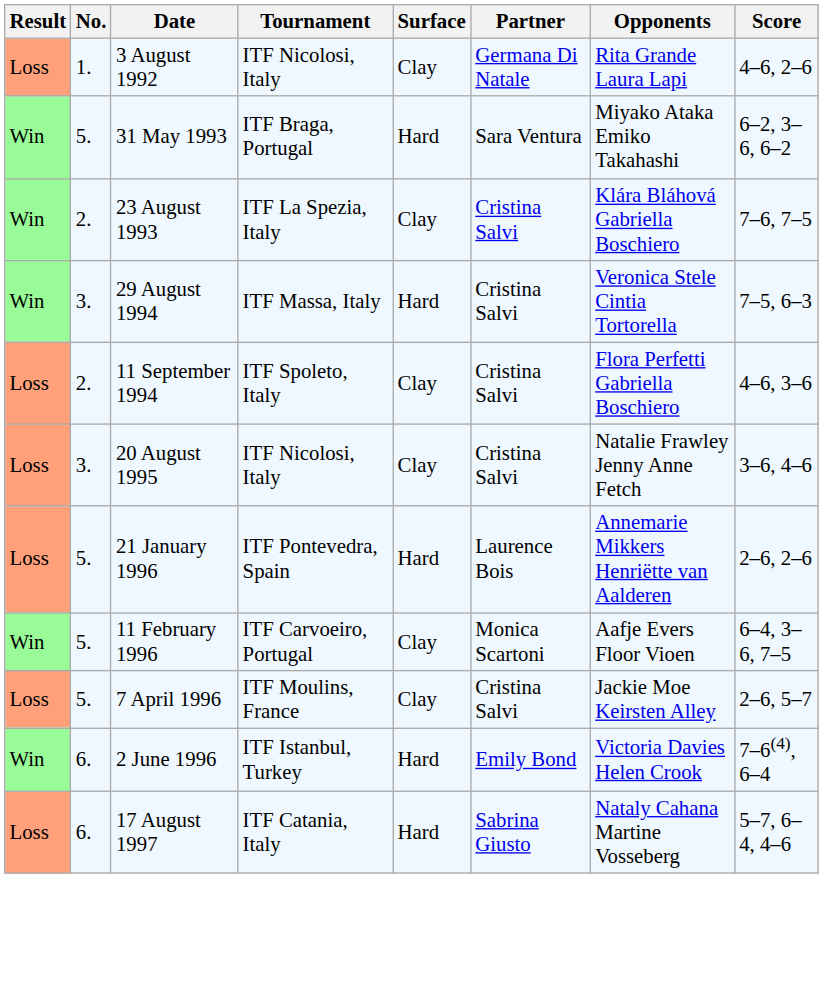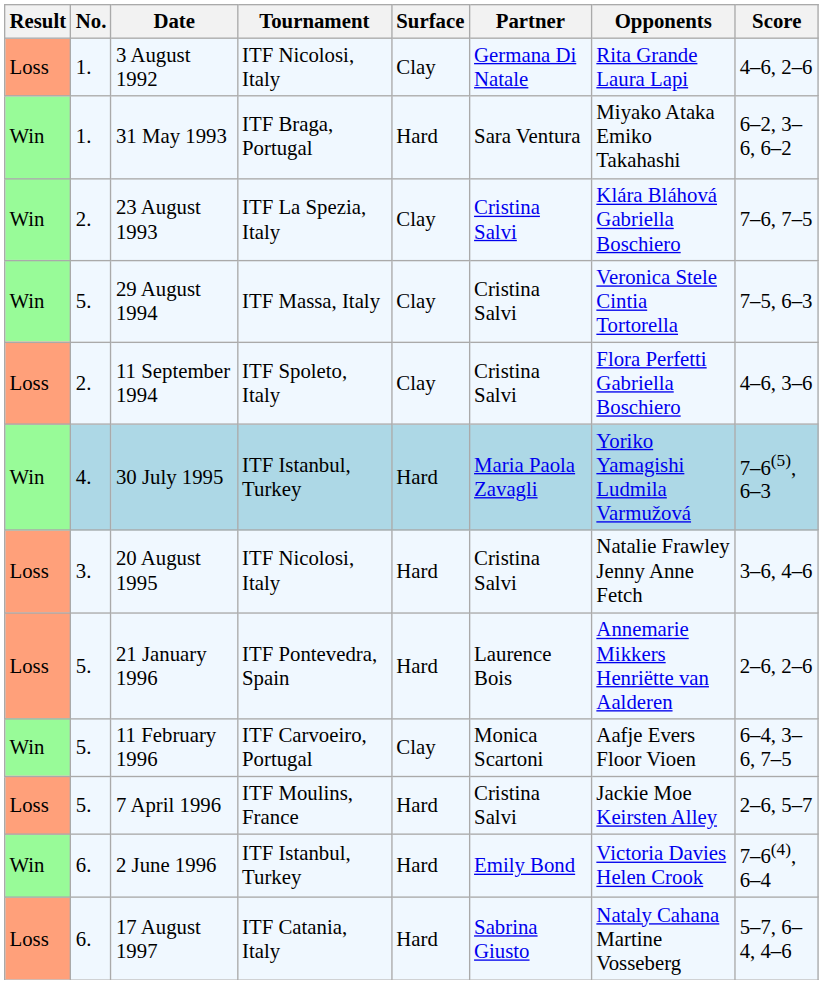(84, 136) 5. -> (84, 136) 1.
(84, 300) 3. -> (84, 300) 5.
(418, 300) Hard -> (416, 300) Clay
+ row: (170, 476)
(417, 464) Clay -> (417, 570) Hard
(417, 698) Clay -> (417, 804) Hard
